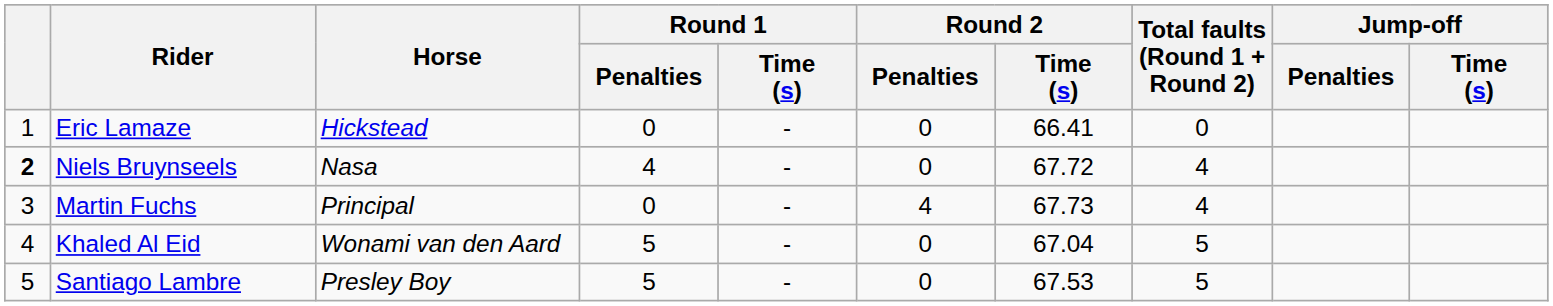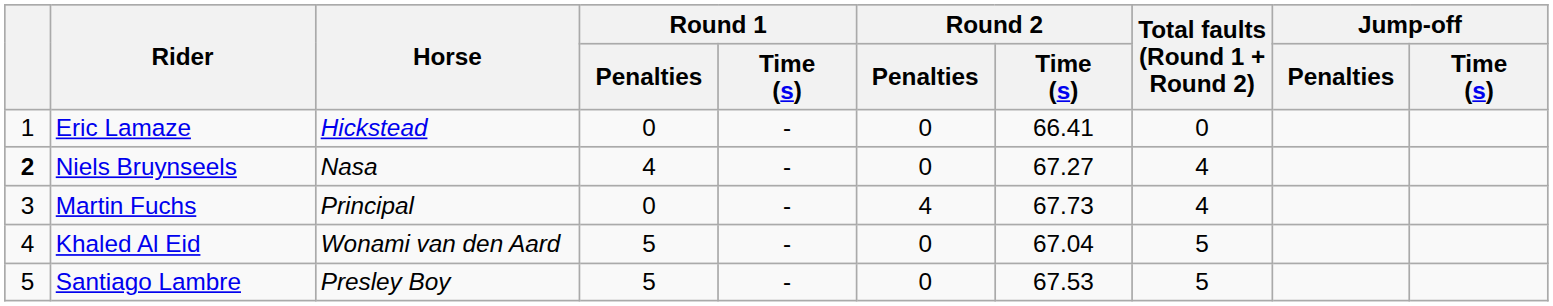(1063, 167) 67.72 -> (1063, 167) 67.27
